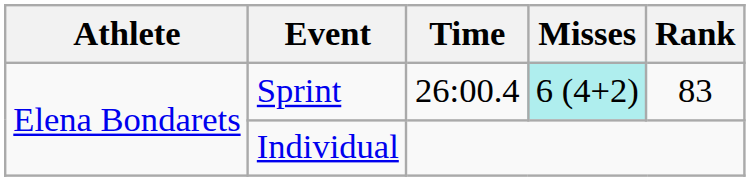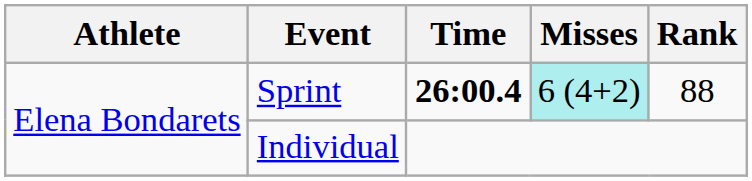(467, 90) normal -> (468, 90) bold
(695, 90) 83 -> (697, 90) 88
